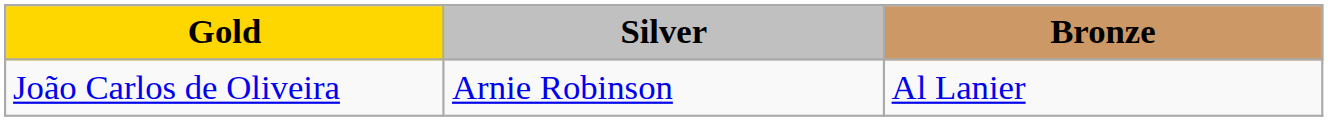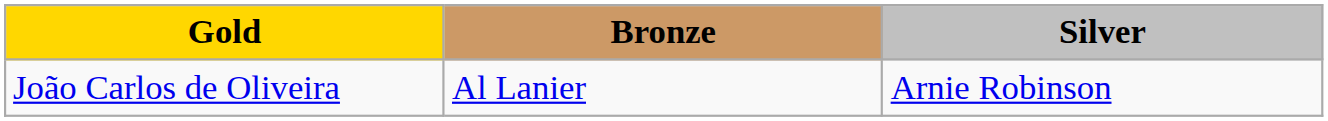columns swapped: (664, 32) <-> (1103, 32)
